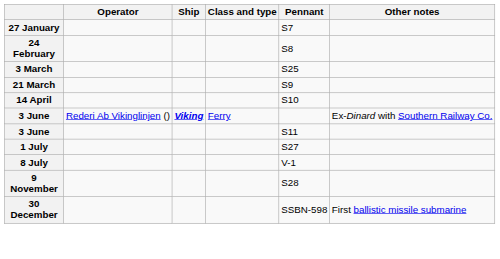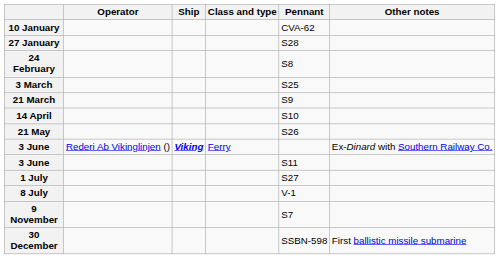+ row: (34, 27)
(287, 27) S7 -> (290, 43) S28
+ row: (34, 131)
(290, 183) S28 -> (287, 214) S7
